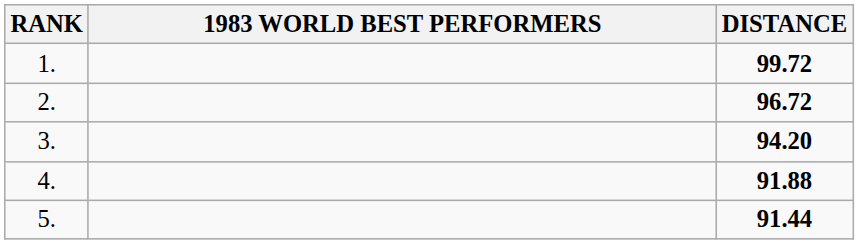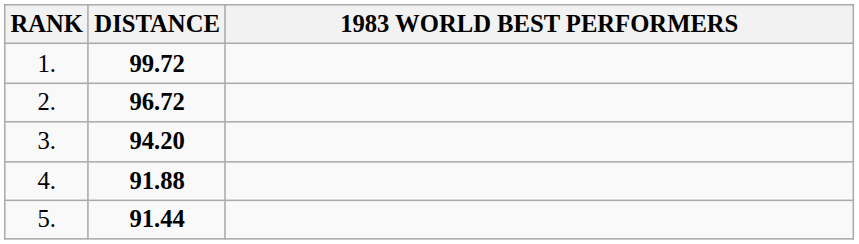columns swapped: (402, 24) <-> (784, 24)
